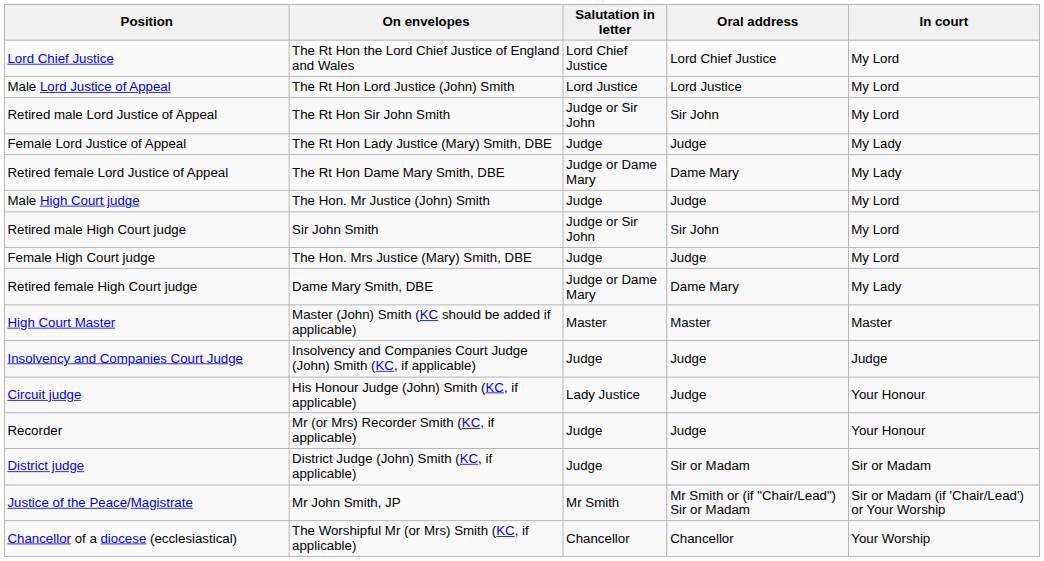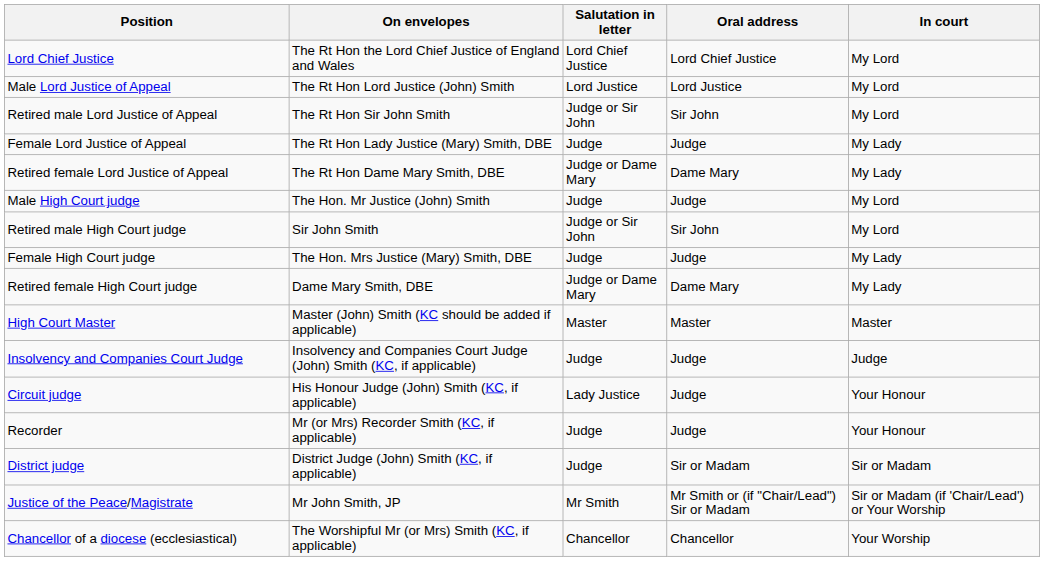(875, 258) My Lord -> (876, 258) My Lady
